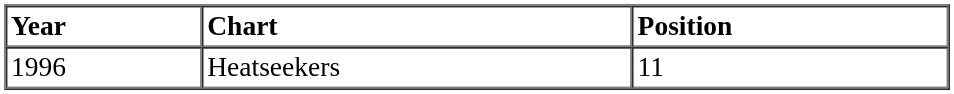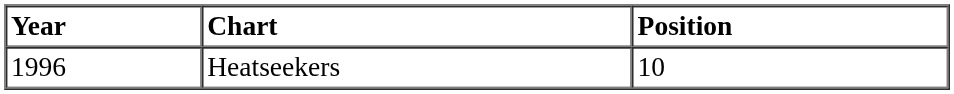(651, 67) 11 -> (651, 67) 10
